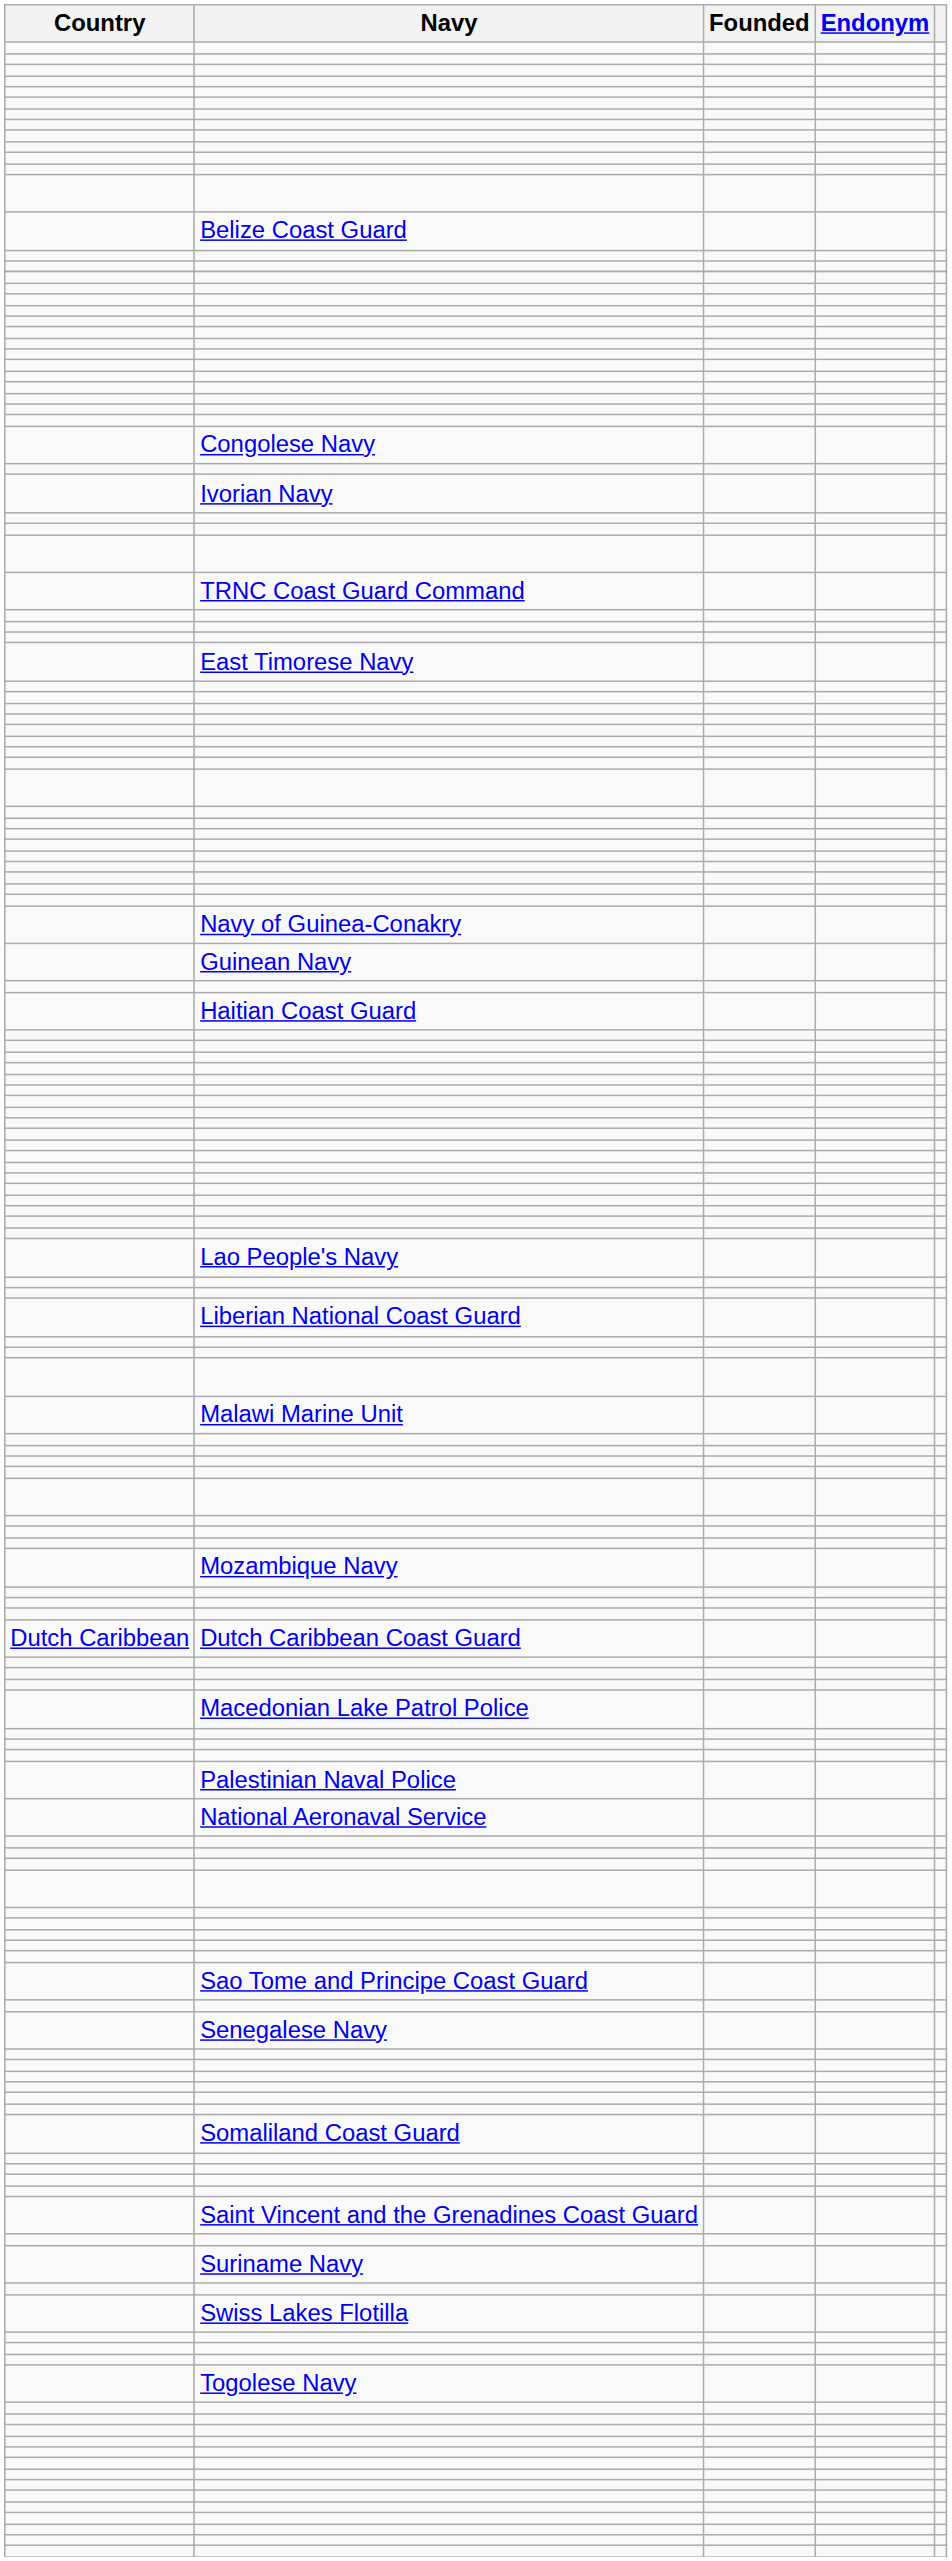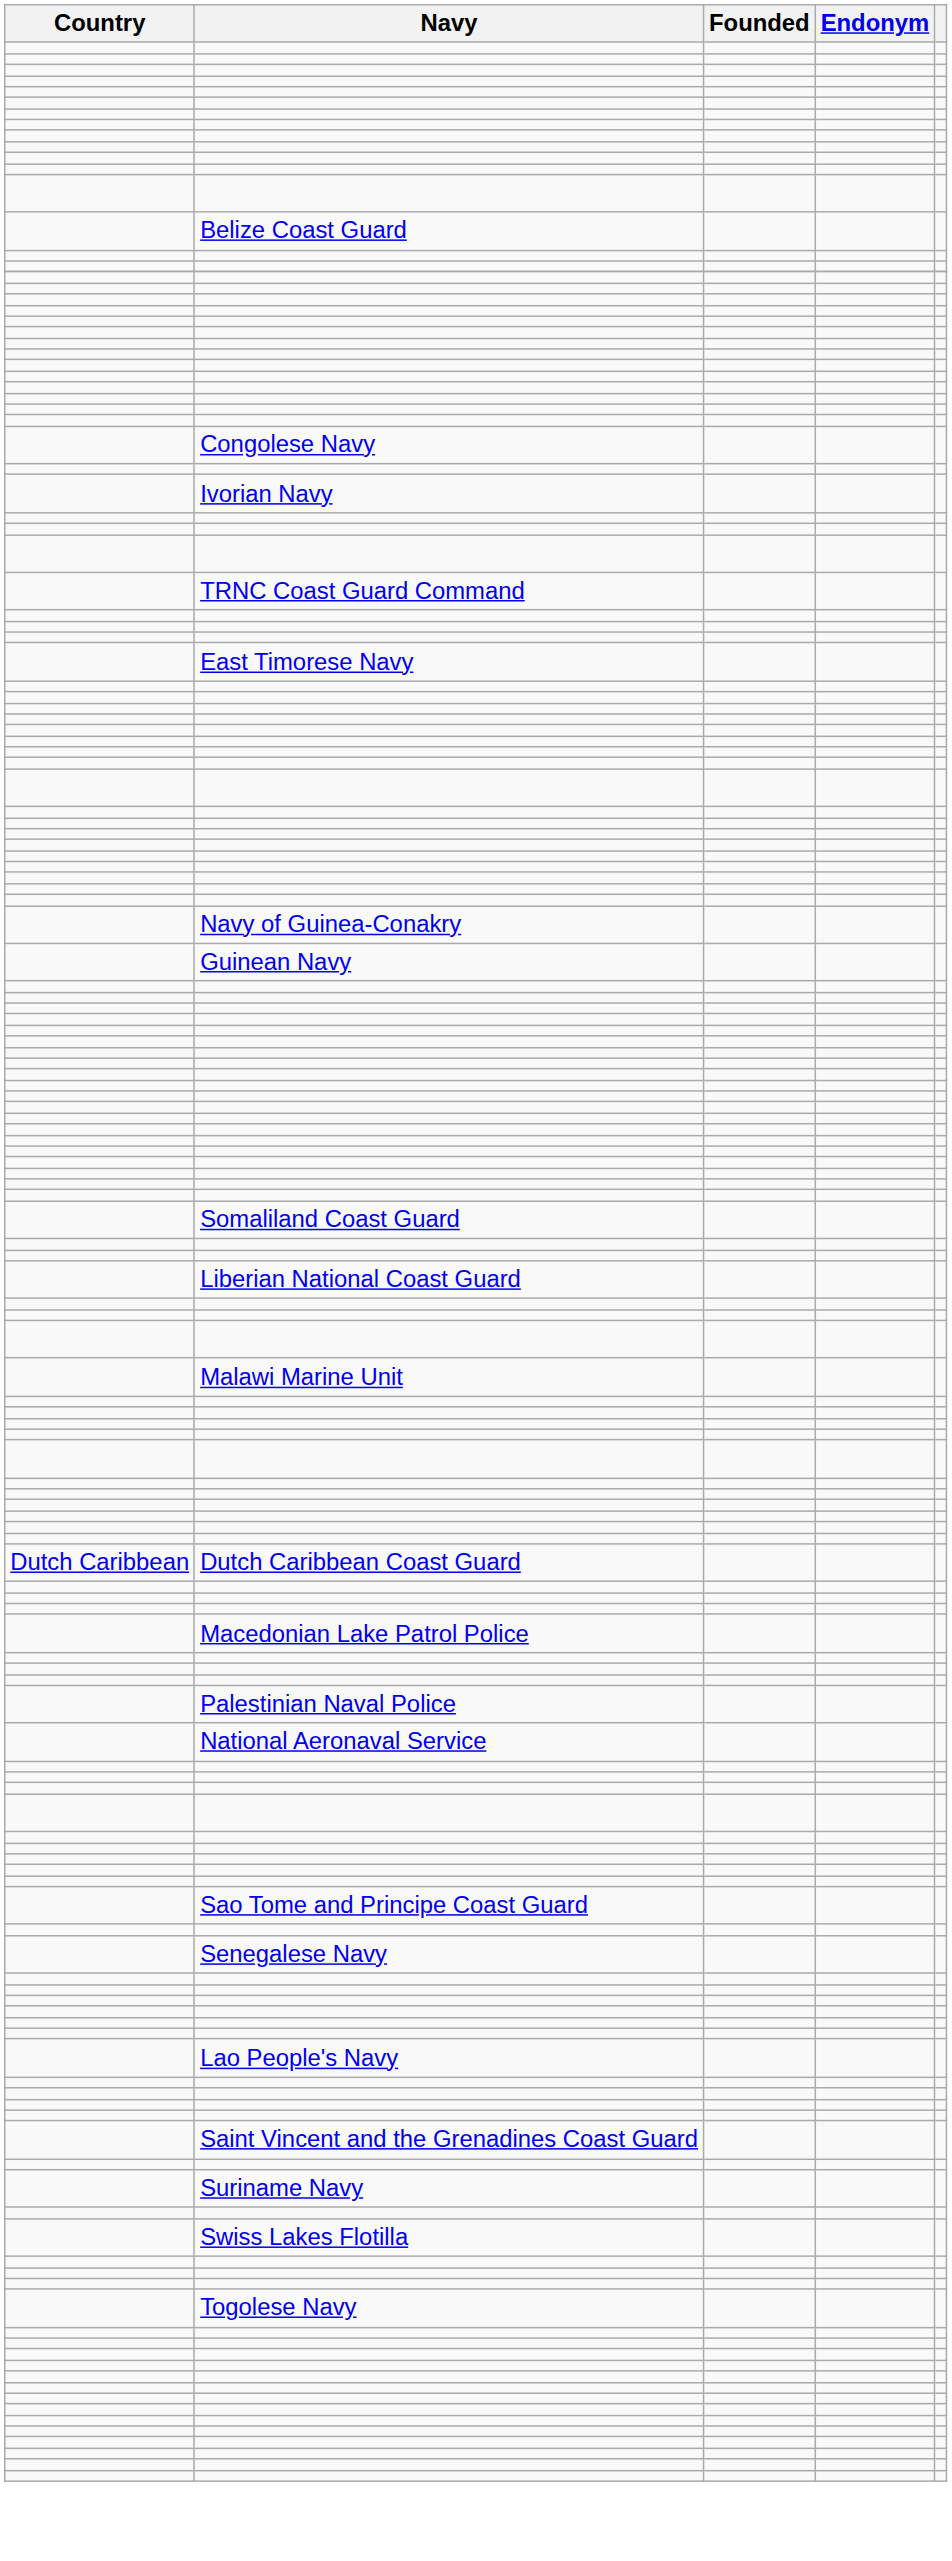- row: (100, 1011)
rows swapped: (100, 1258) <-> (100, 2134)
- row: (100, 1567)
